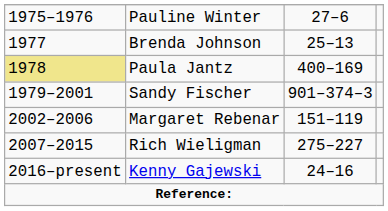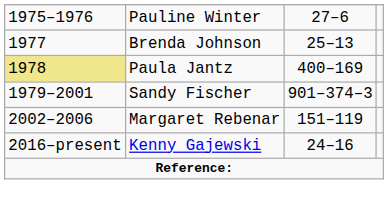- row: (195, 146)
